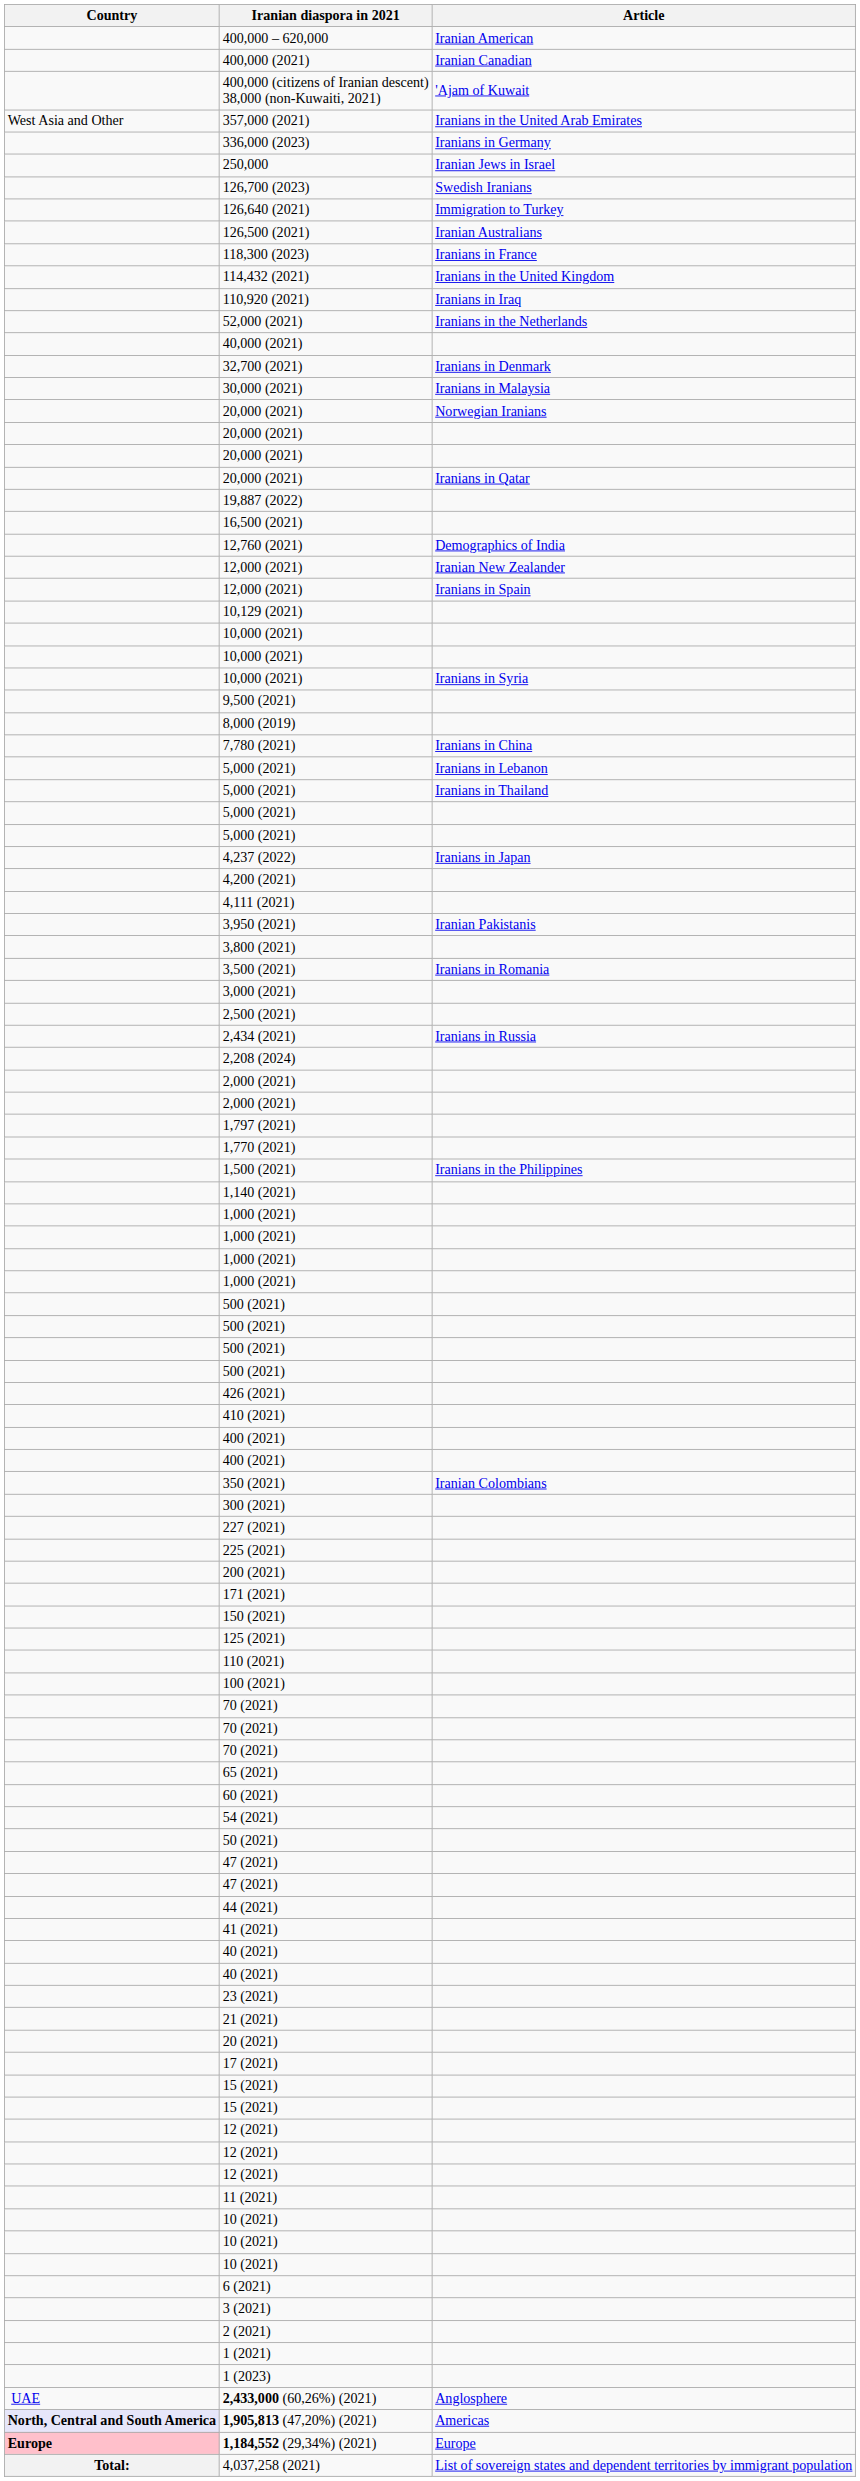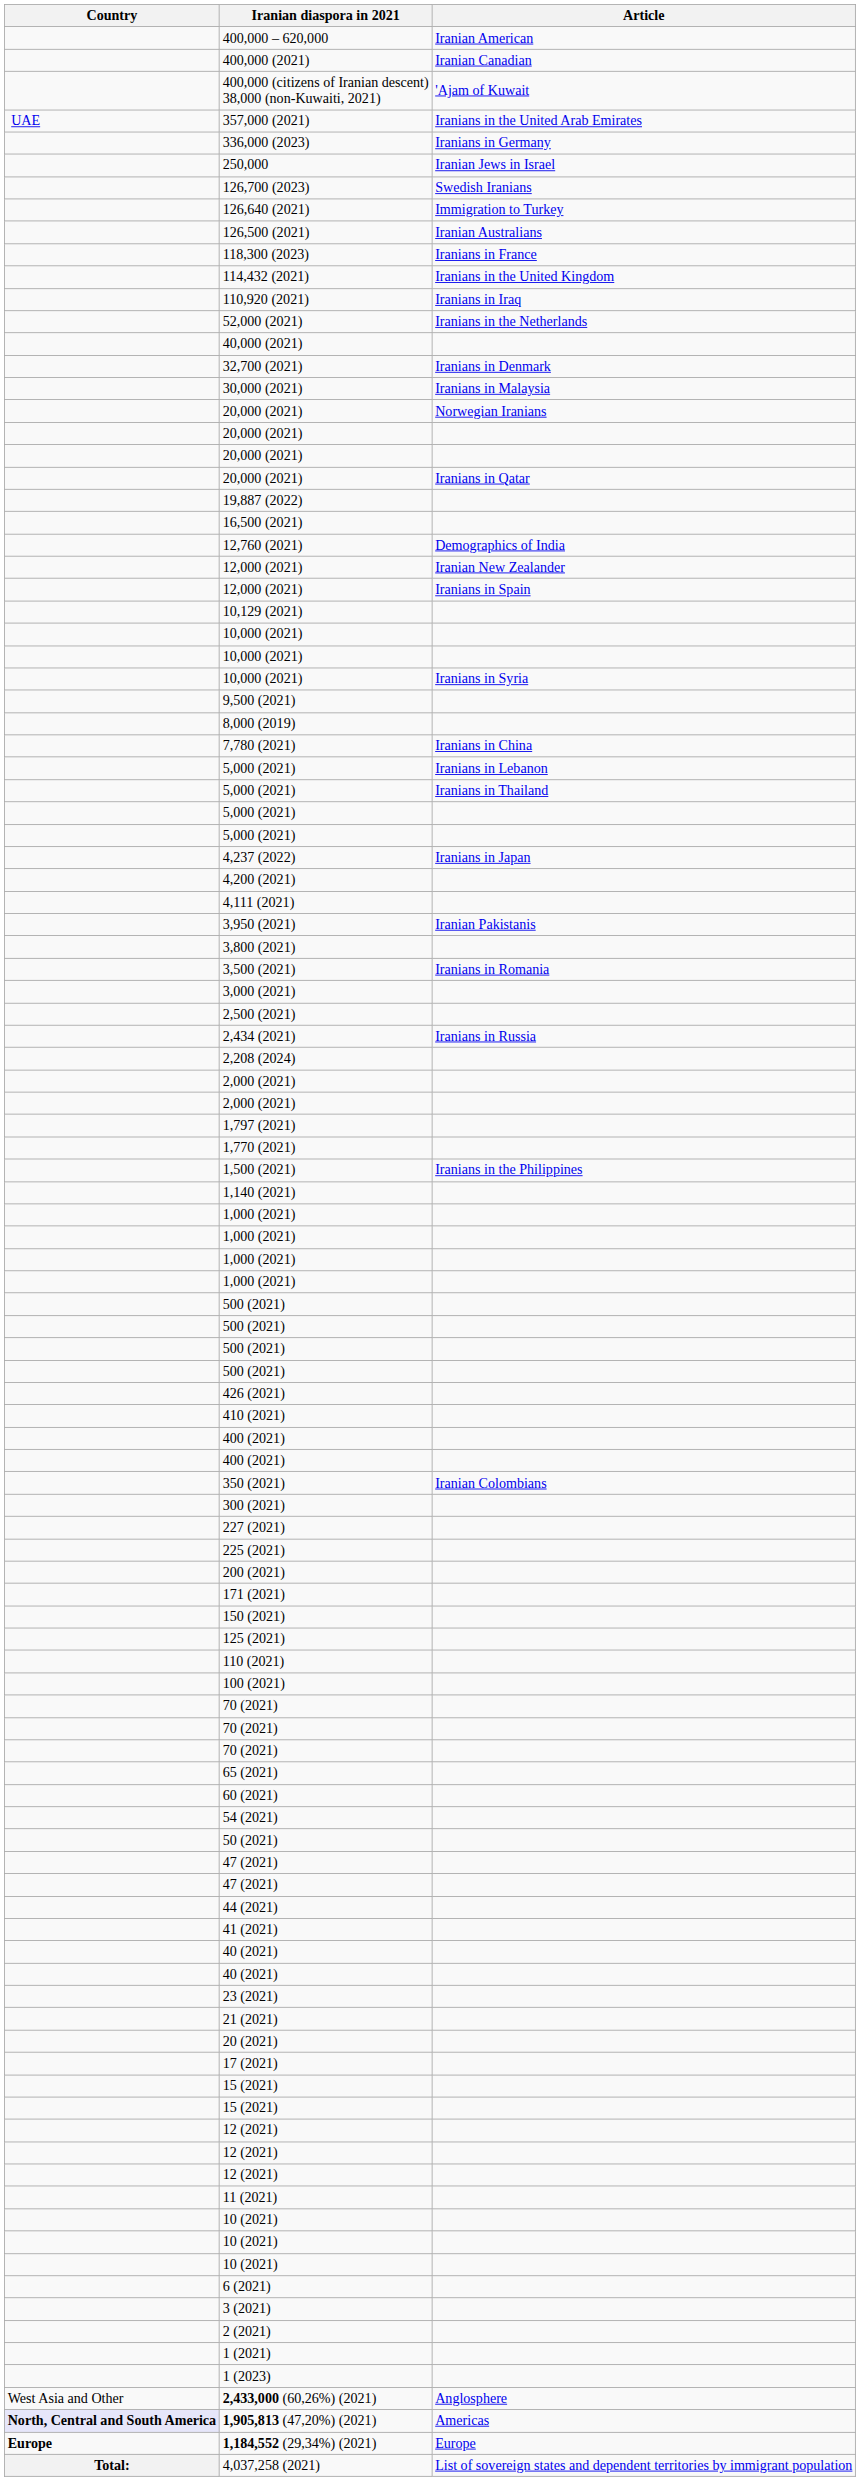(66, 120) West Asia and Other -> (24, 120) UAE
(24, 2398) UAE -> (66, 2398) West Asia and Other
(30, 2443) pink background -> (30, 2443) no background
